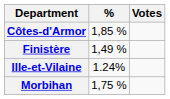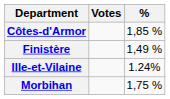columns swapped: (147, 13) <-> (109, 13)
